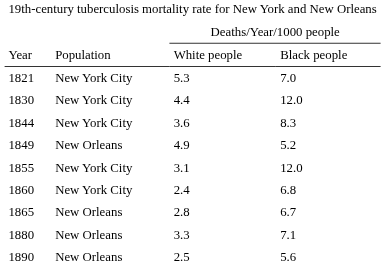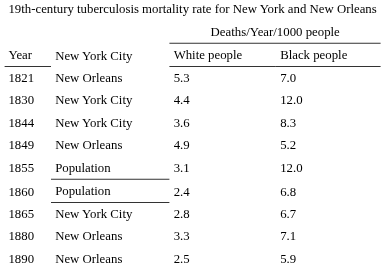(83, 54) Population -> (94, 55) New York City
(94, 78) New York City -> (89, 78) New Orleans
(94, 167) New York City -> (83, 167) Population
(94, 190) New York City -> (83, 190) Population
(89, 212) New Orleans -> (94, 214) New York City
(288, 257) 5.6 -> (288, 258) 5.9
